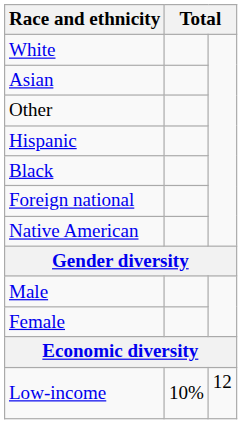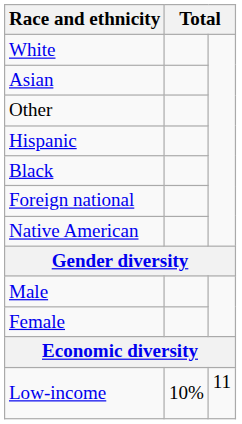(222, 393) 12 -> (222, 393) 11
